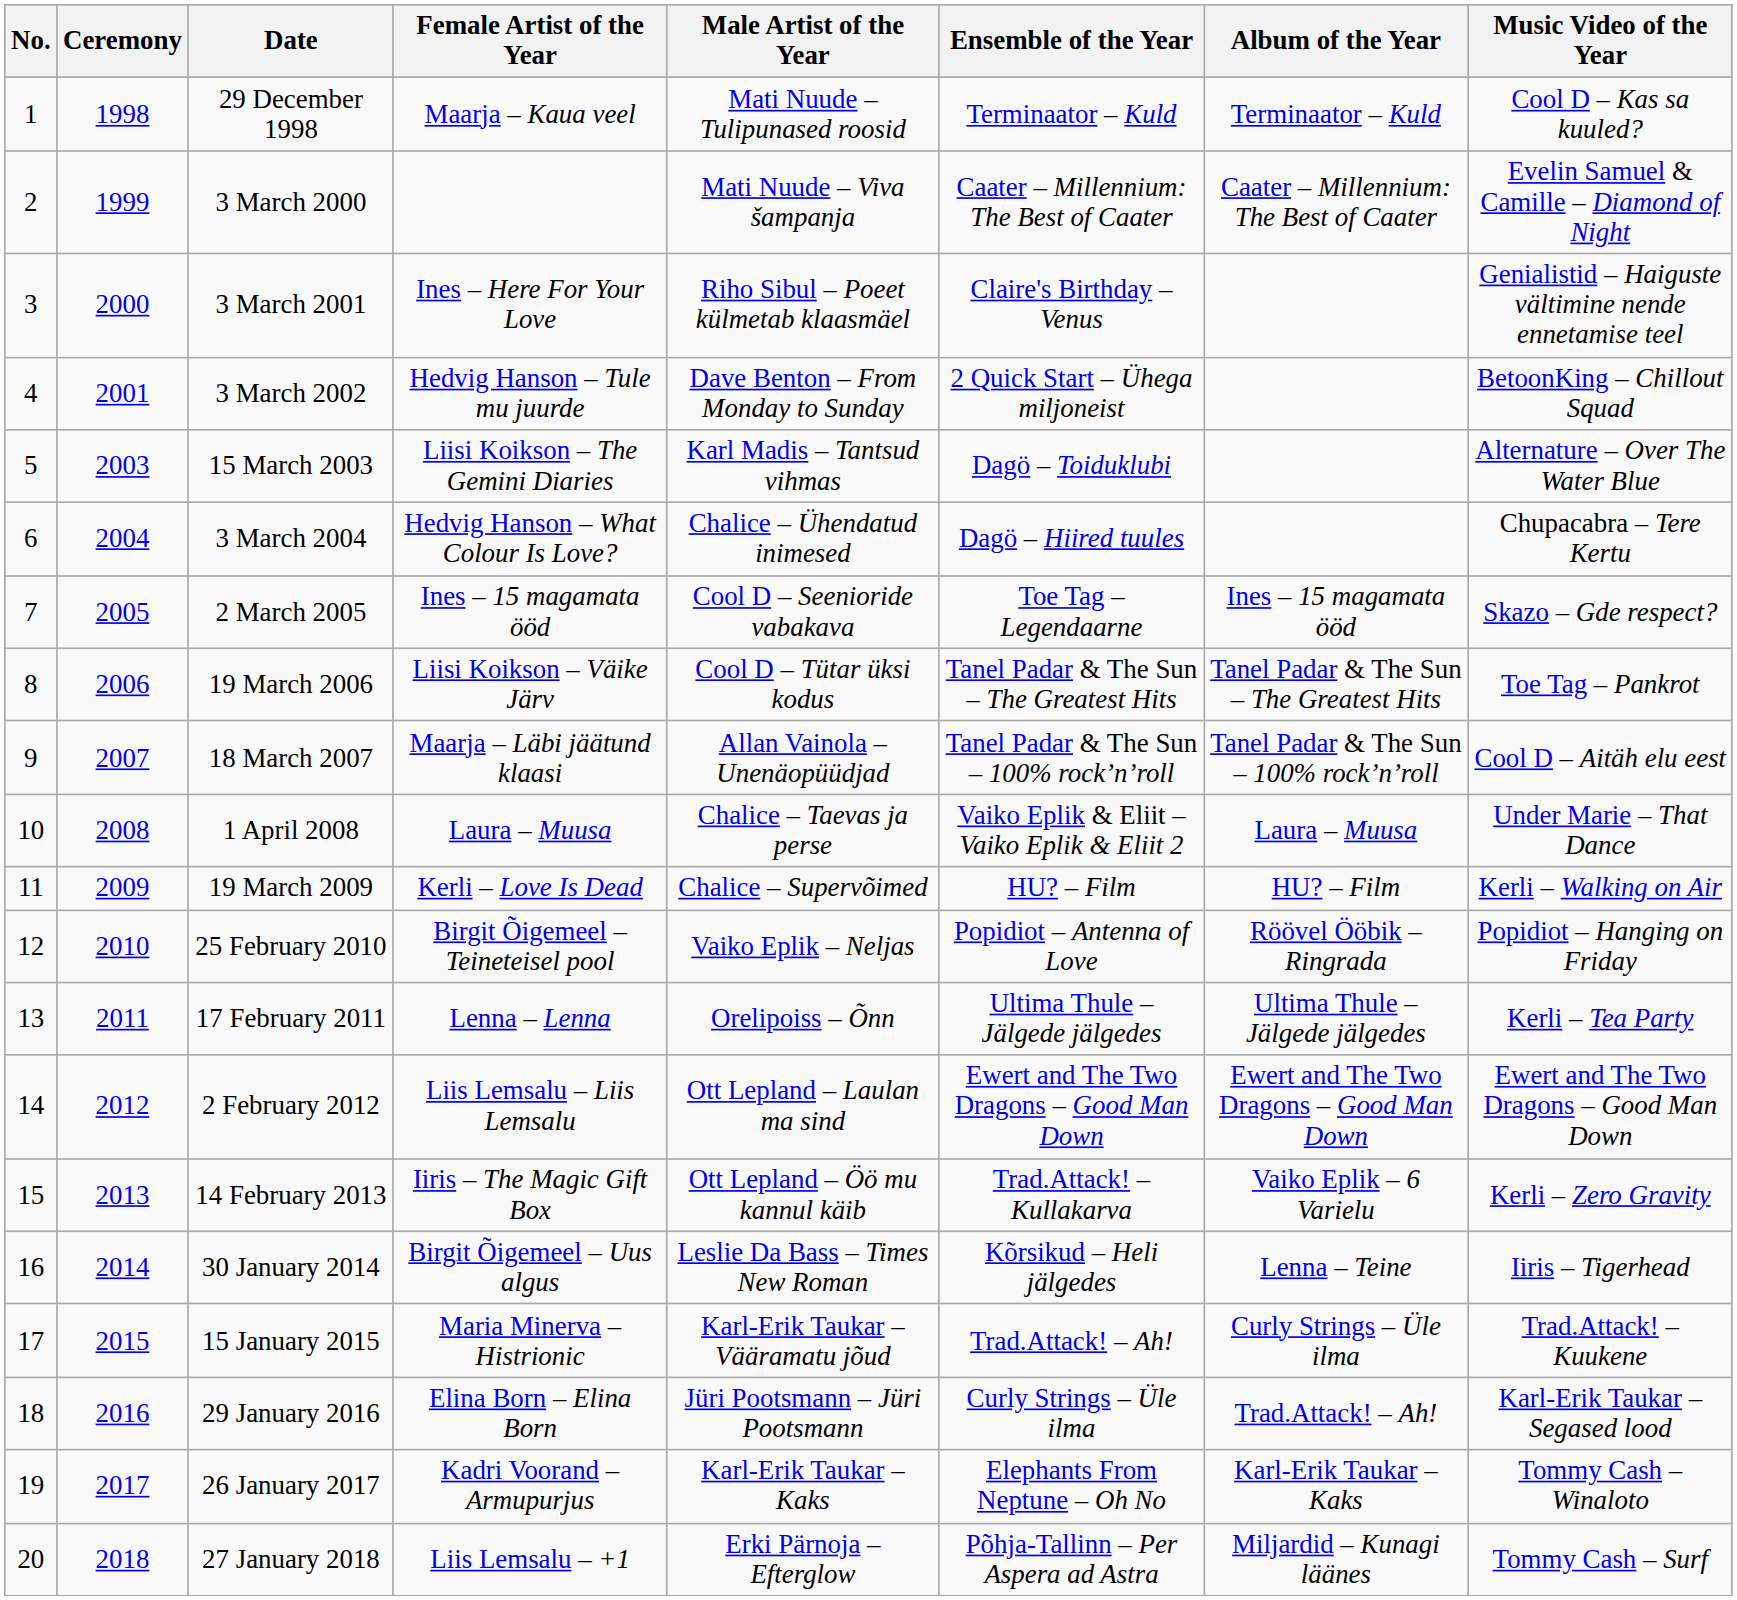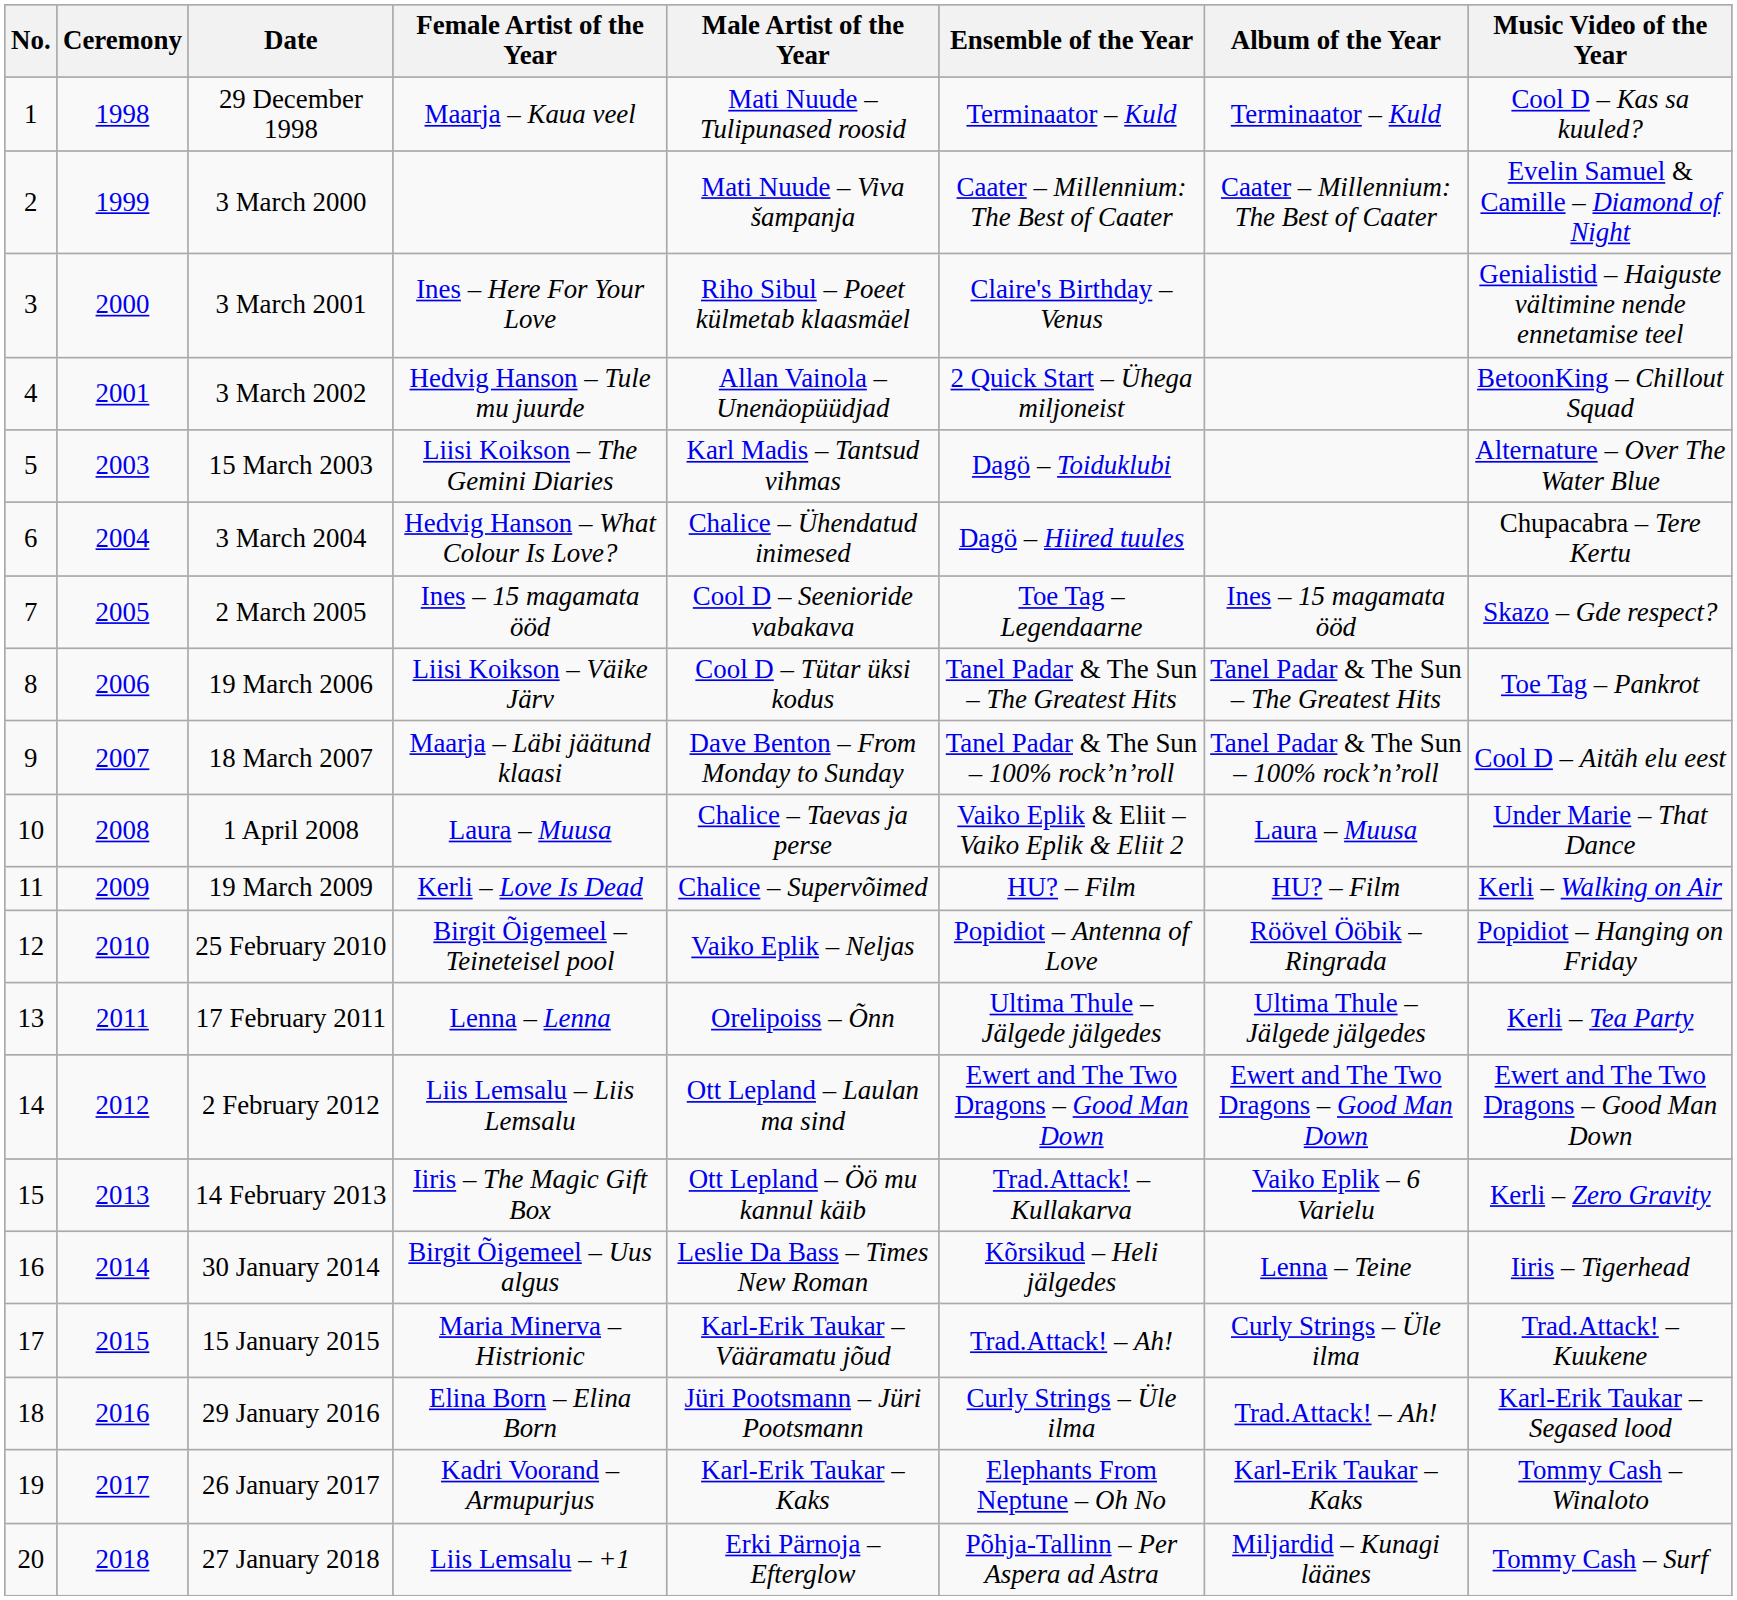(803, 392) Dave Benton – From Monday to Sunday -> (803, 392) Allan Vainola – Unenäopüüdjad
(803, 757) Allan Vainola – Unenäopüüdjad -> (803, 757) Dave Benton – From Monday to Sunday
